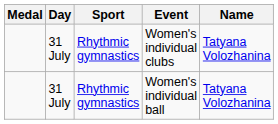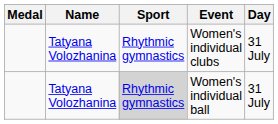columns swapped: (237, 14) <-> (60, 14)
(108, 96) no background -> (153, 96) lightgrey background
